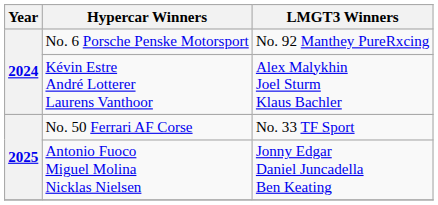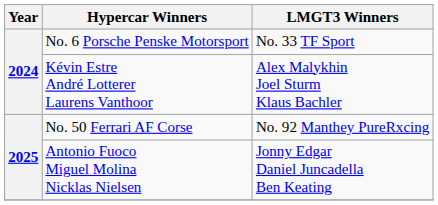(343, 41) No. 92 Manthey PureRxcing -> (305, 41) No. 33 TF Sport
(305, 126) No. 33 TF Sport -> (343, 126) No. 92 Manthey PureRxcing
